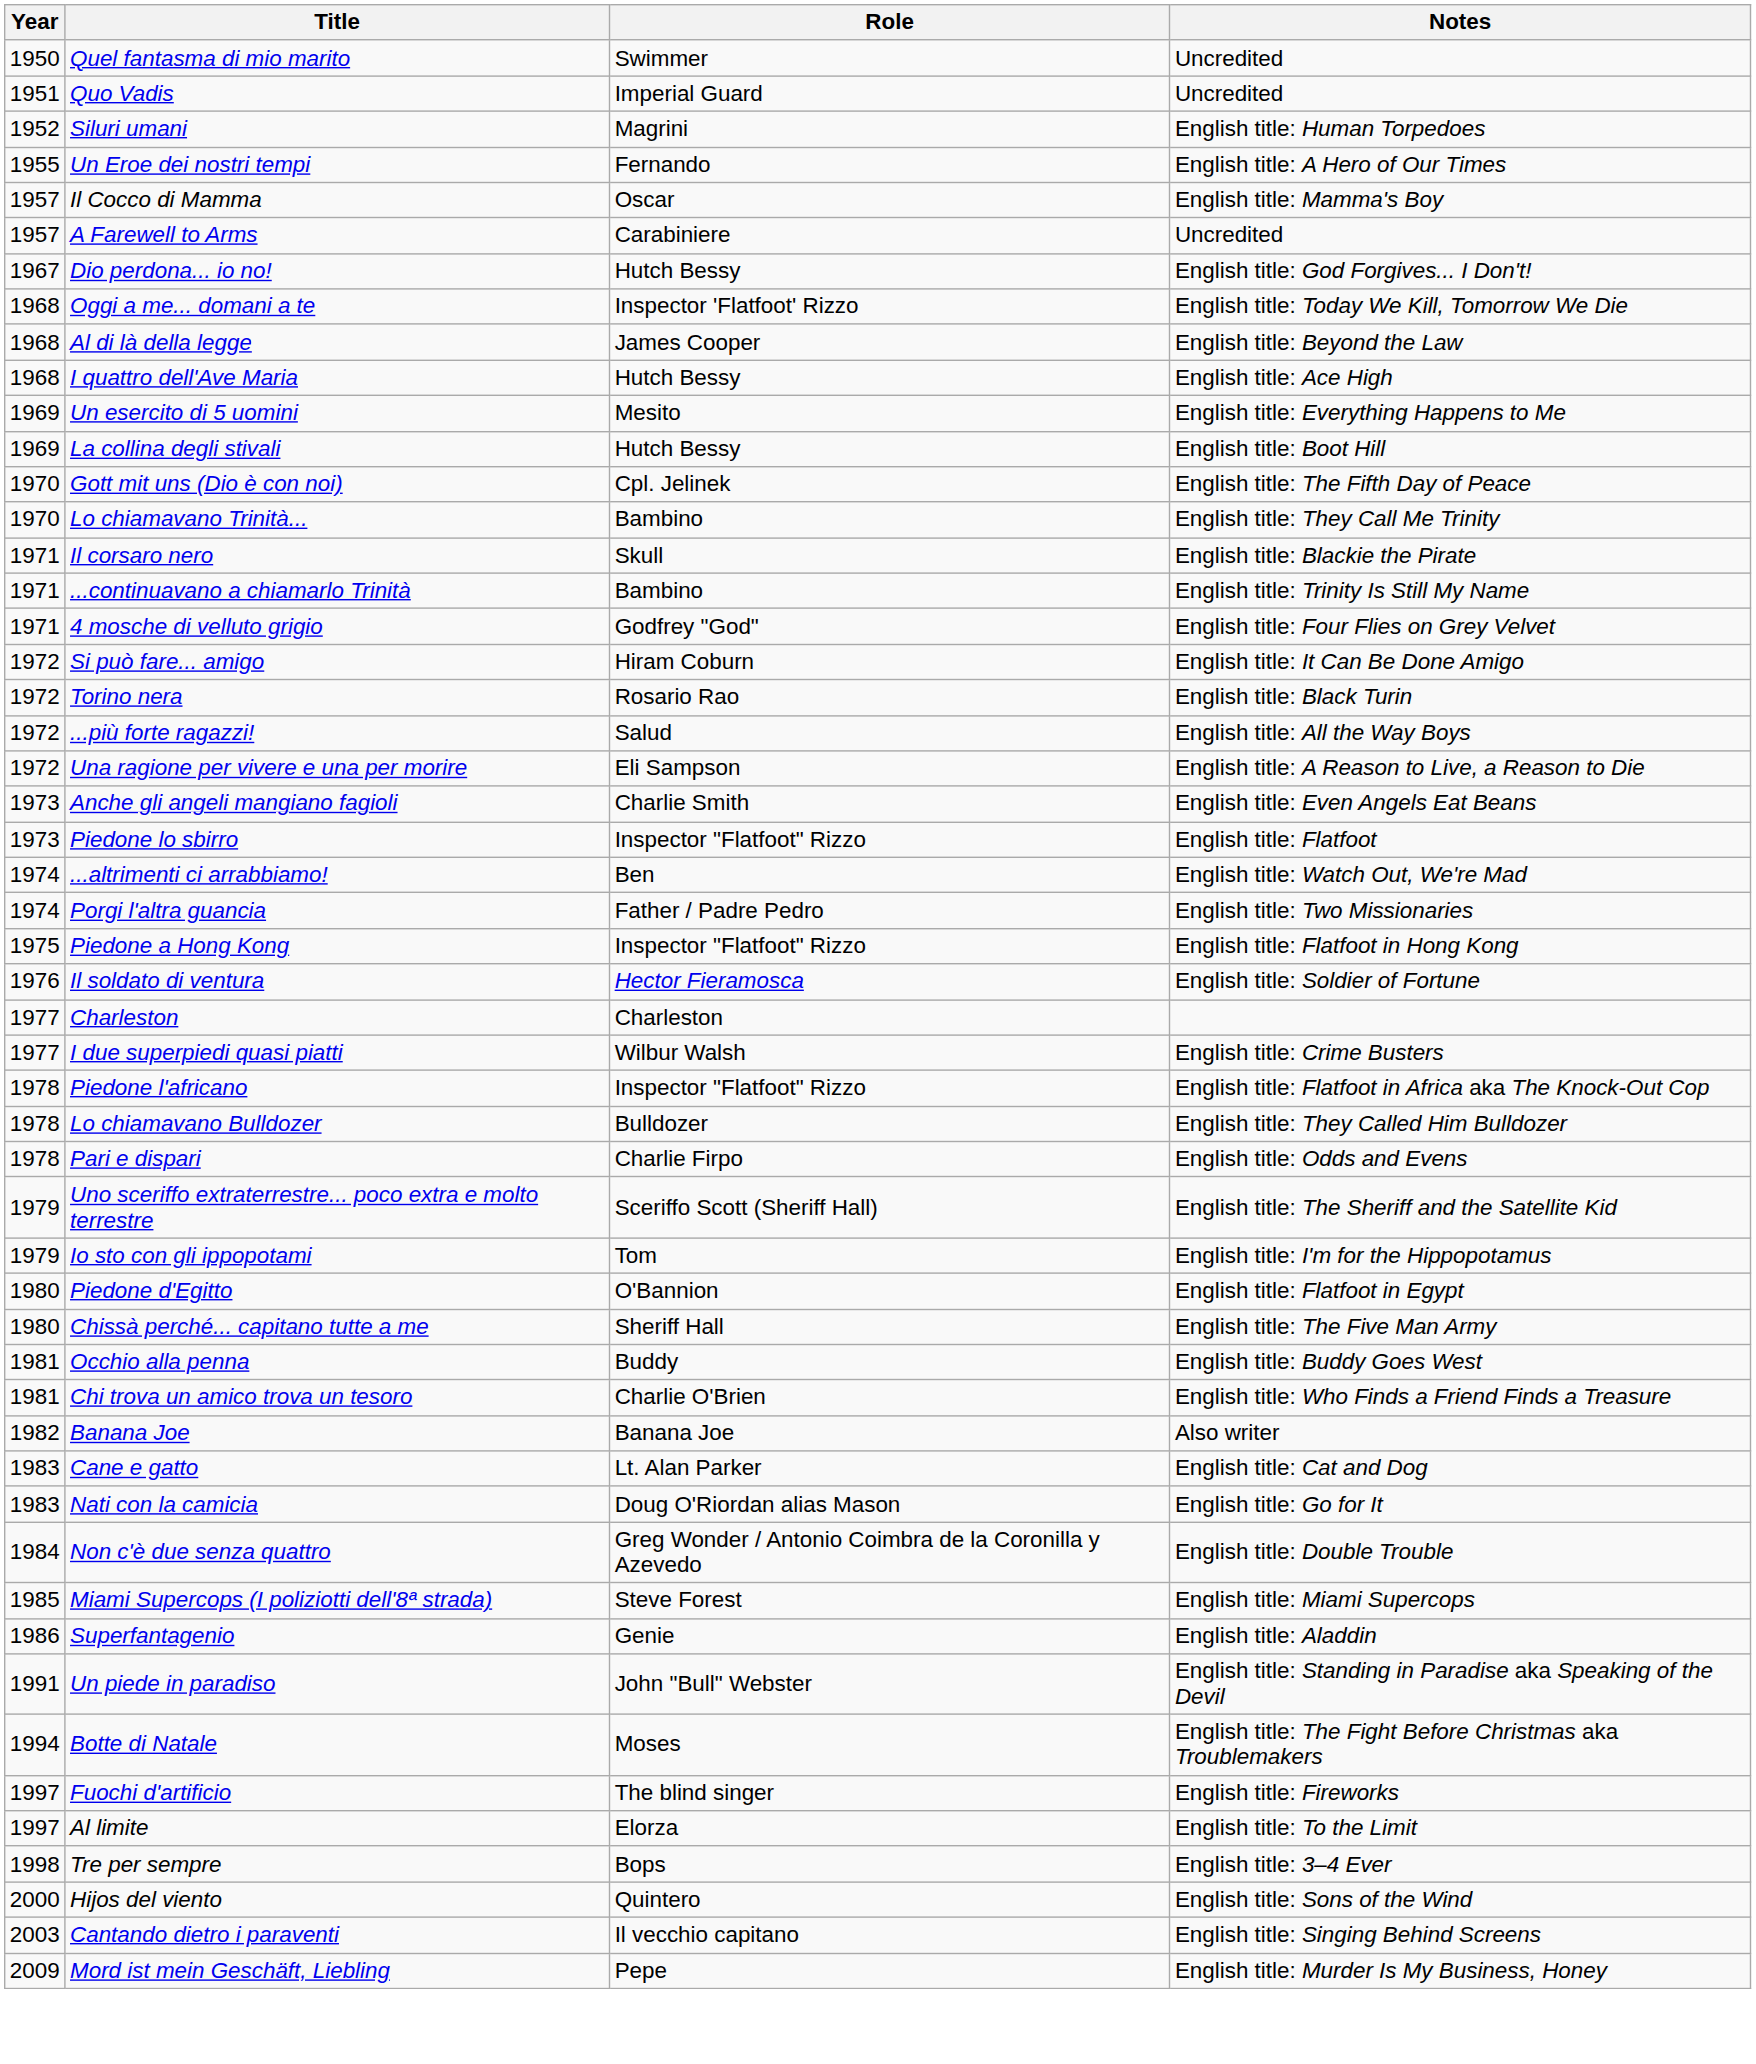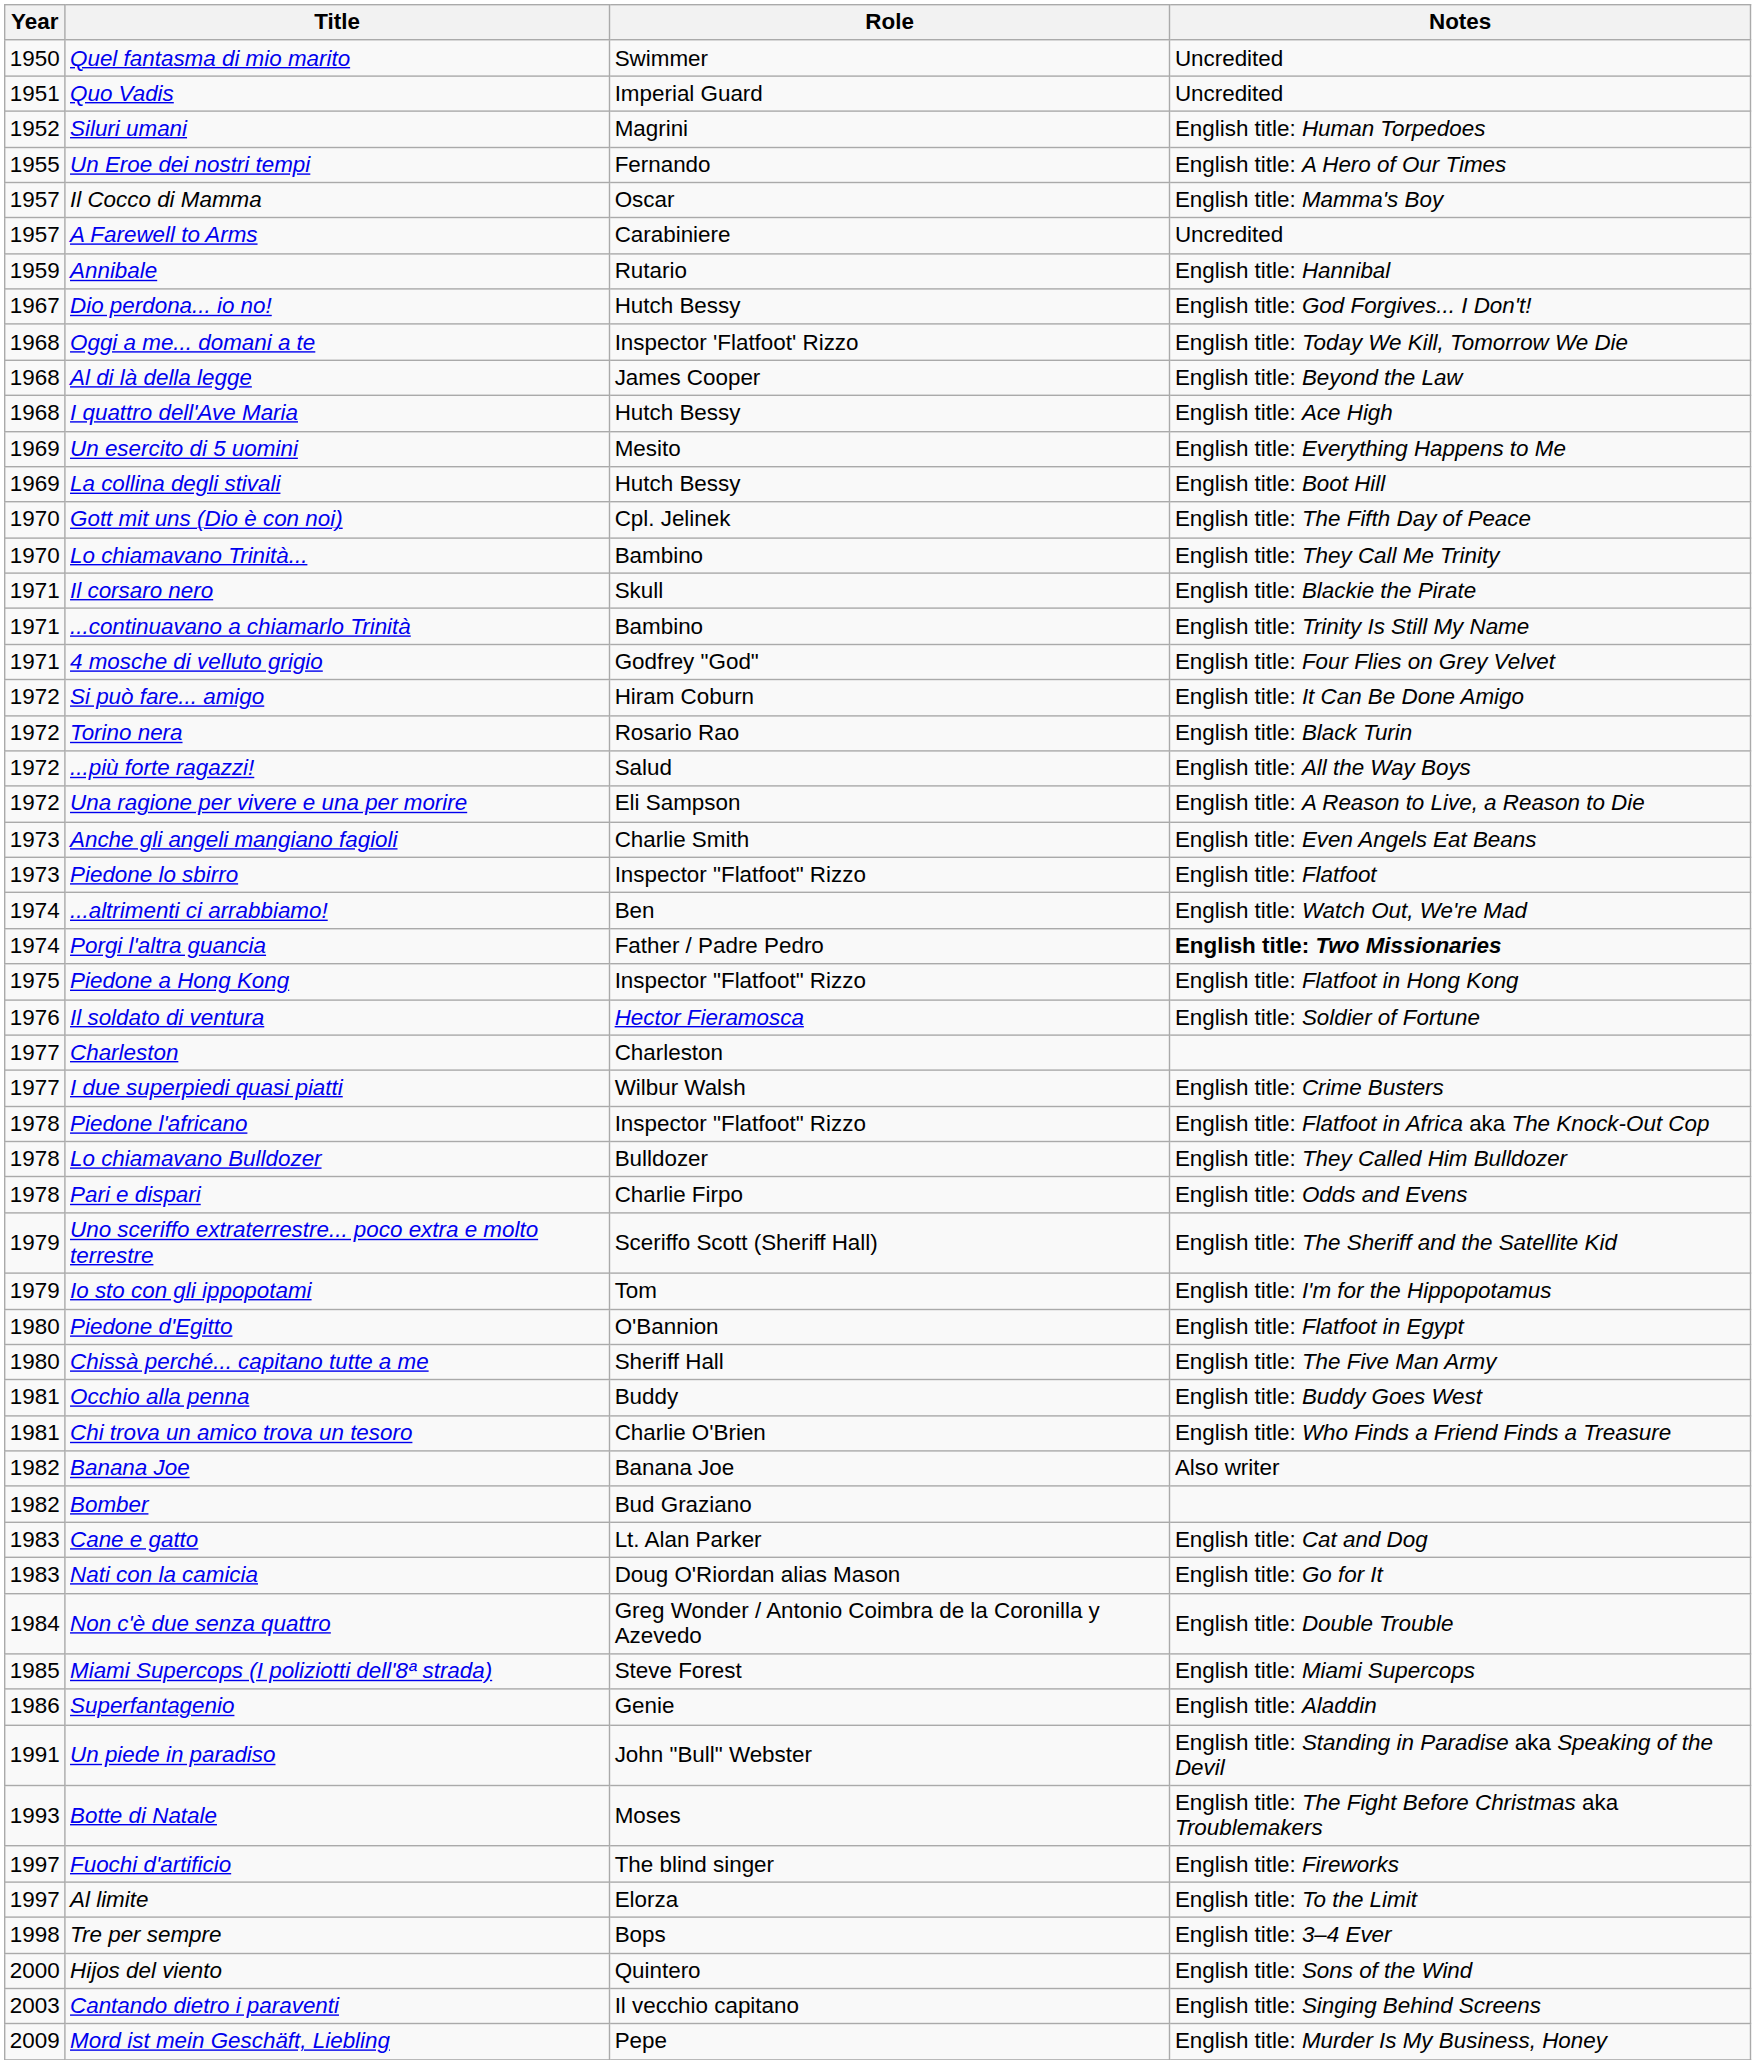+ row: (114, 270)
(1324, 910) normal -> (1338, 945) bold
+ row: (109, 1503)
(35, 1744) 1994 -> (35, 1815) 1993
